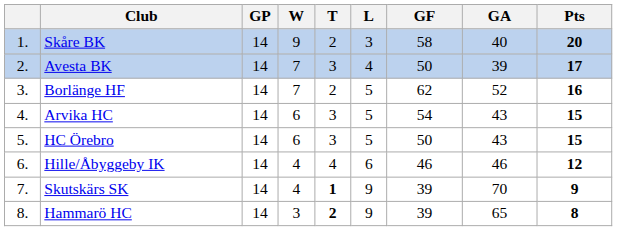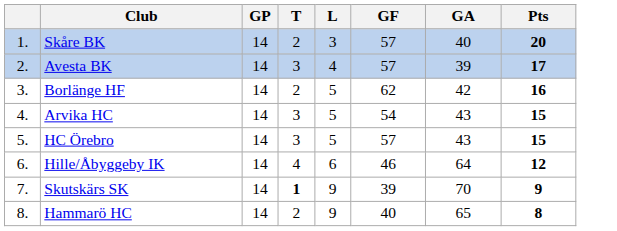- column: (296, 16)
(424, 41) 58 -> (388, 41) 57
(424, 66) 50 -> (388, 66) 57
(499, 90) 52 -> (463, 90) 42
(424, 139) 50 -> (388, 139) 57
(499, 164) 46 -> (463, 164) 64
(333, 213) bold -> (296, 213) normal
(424, 213) 39 -> (388, 213) 40
